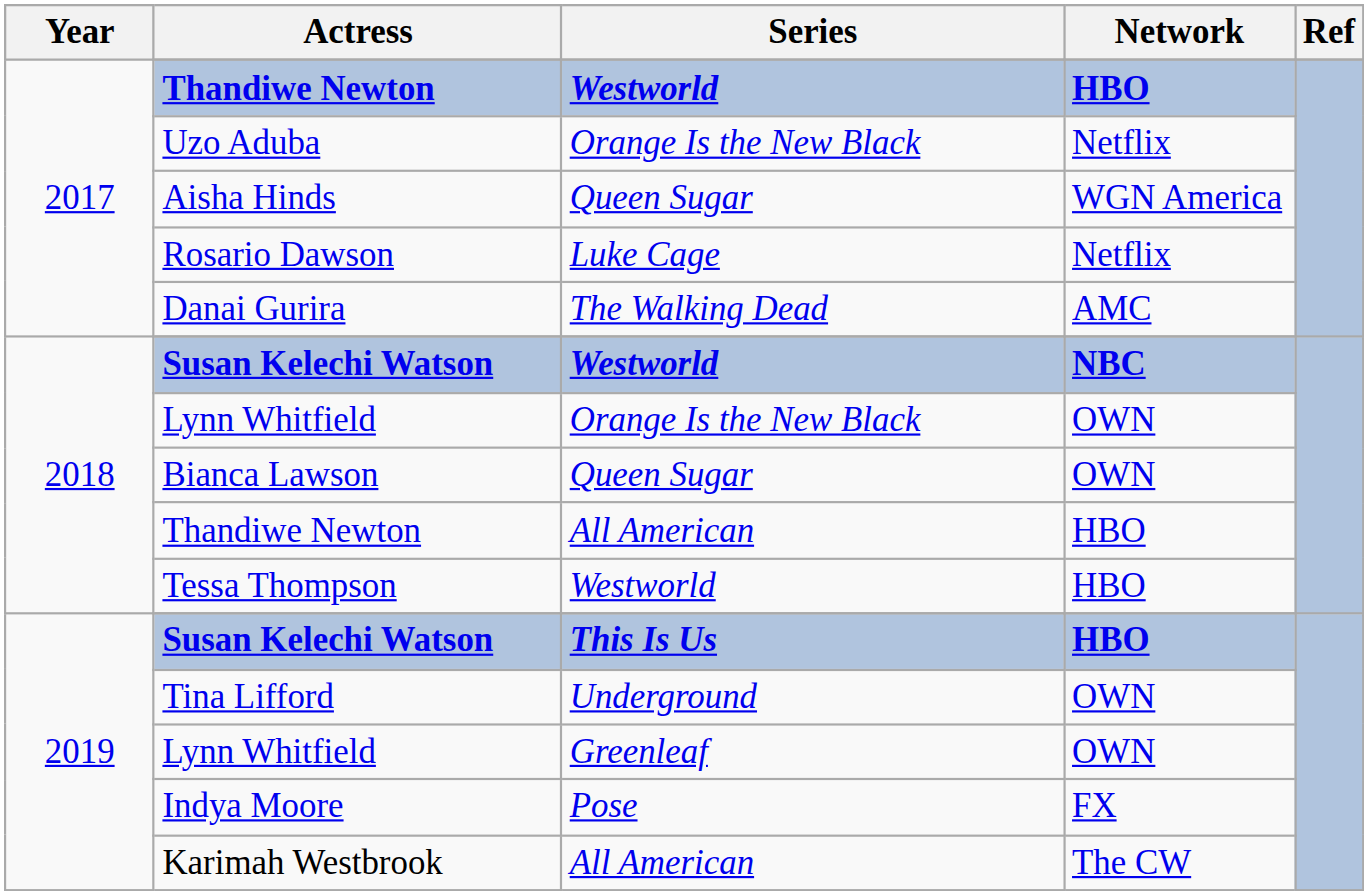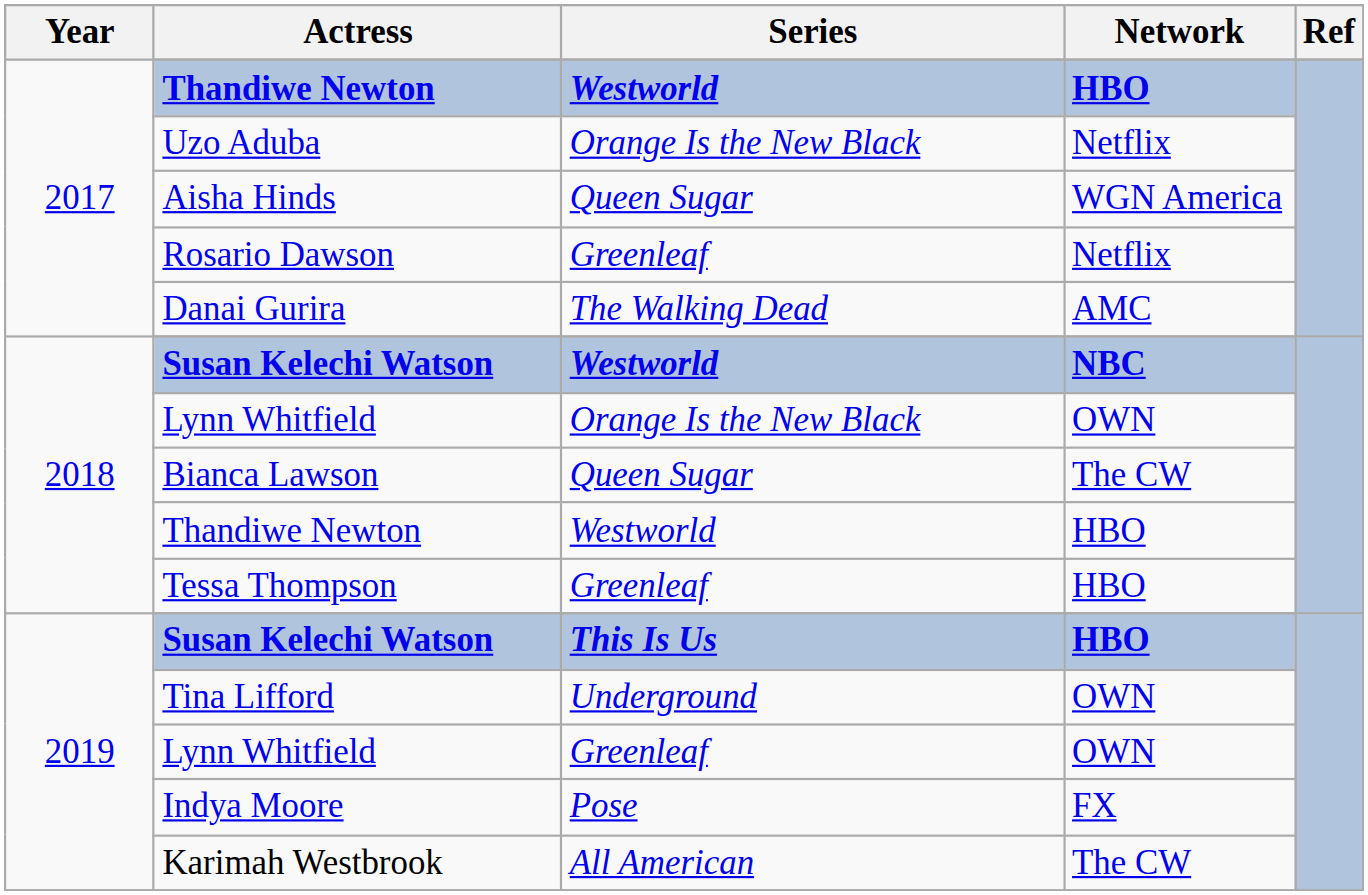(645, 253) Luke Cage -> (639, 253) Greenleaf
(1114, 474) OWN -> (1132, 474) The CW
(662, 530) All American -> (643, 530) Westworld
(643, 585) Westworld -> (639, 585) Greenleaf
